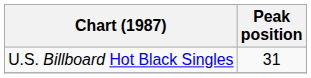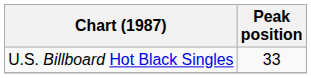(272, 60) 31 -> (272, 60) 33
